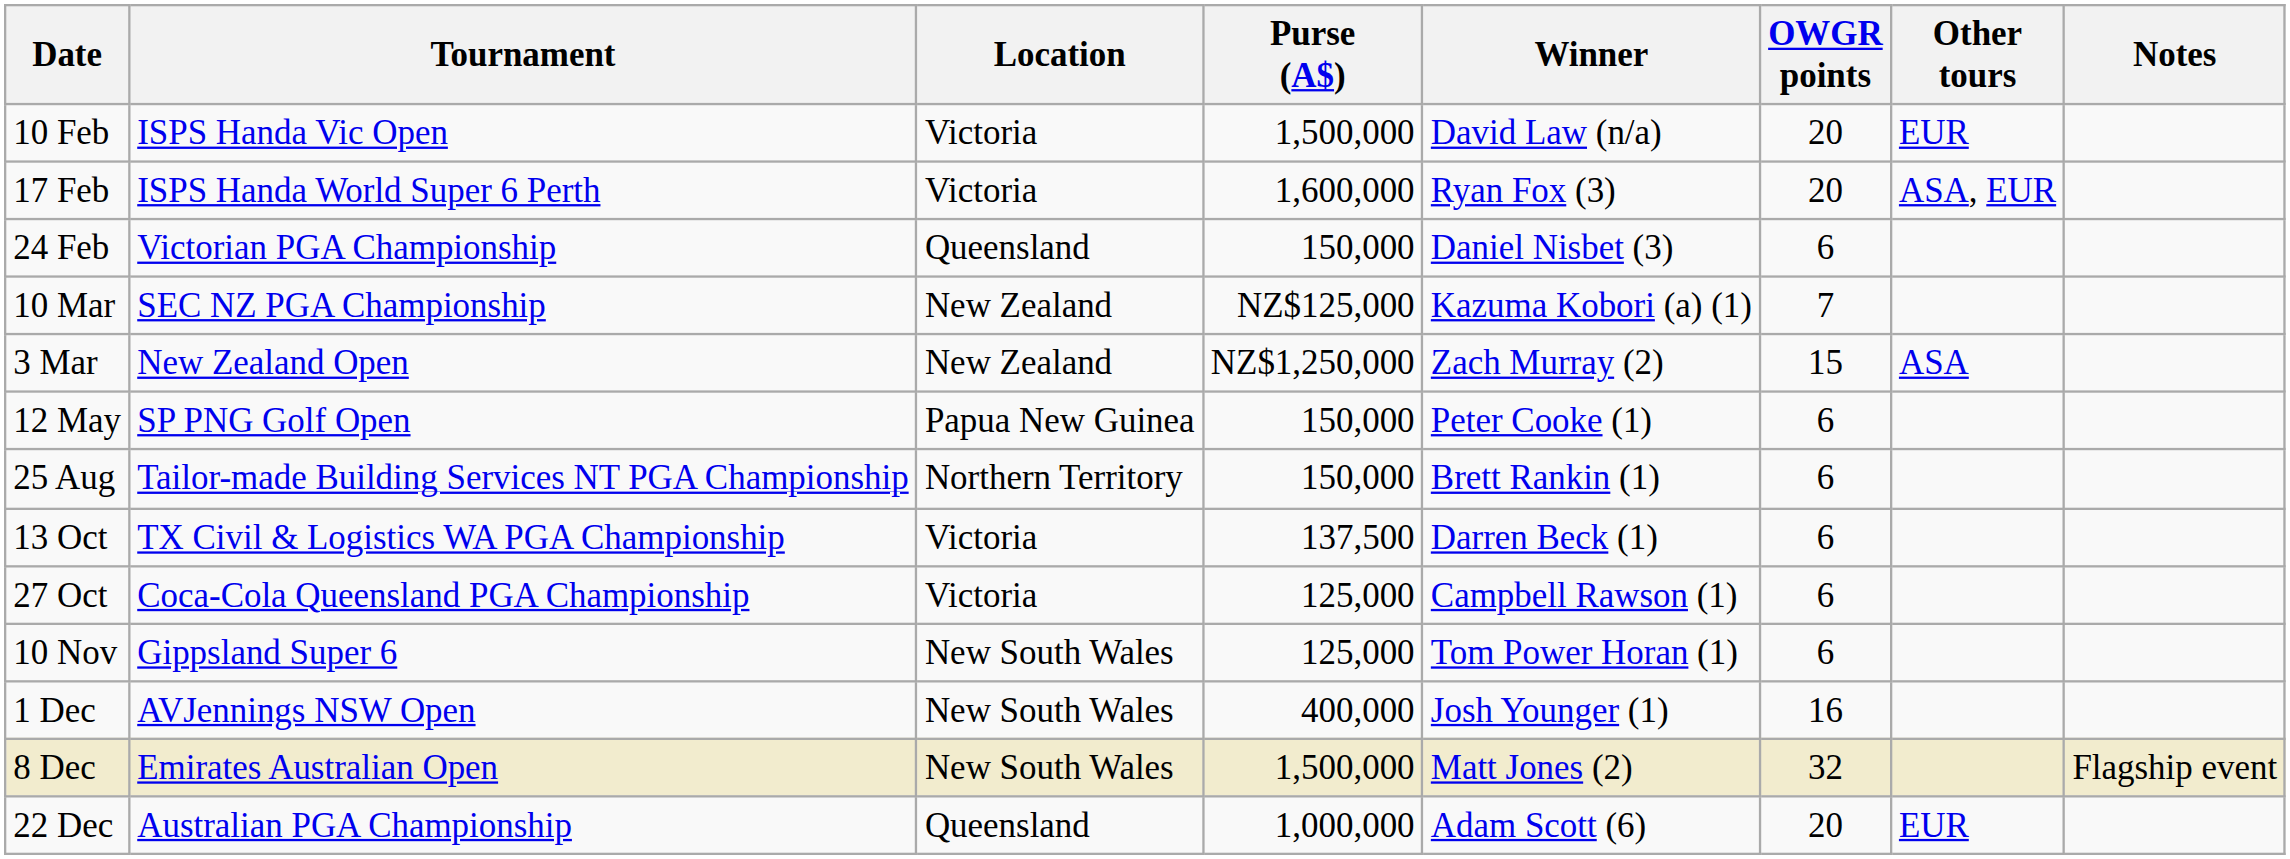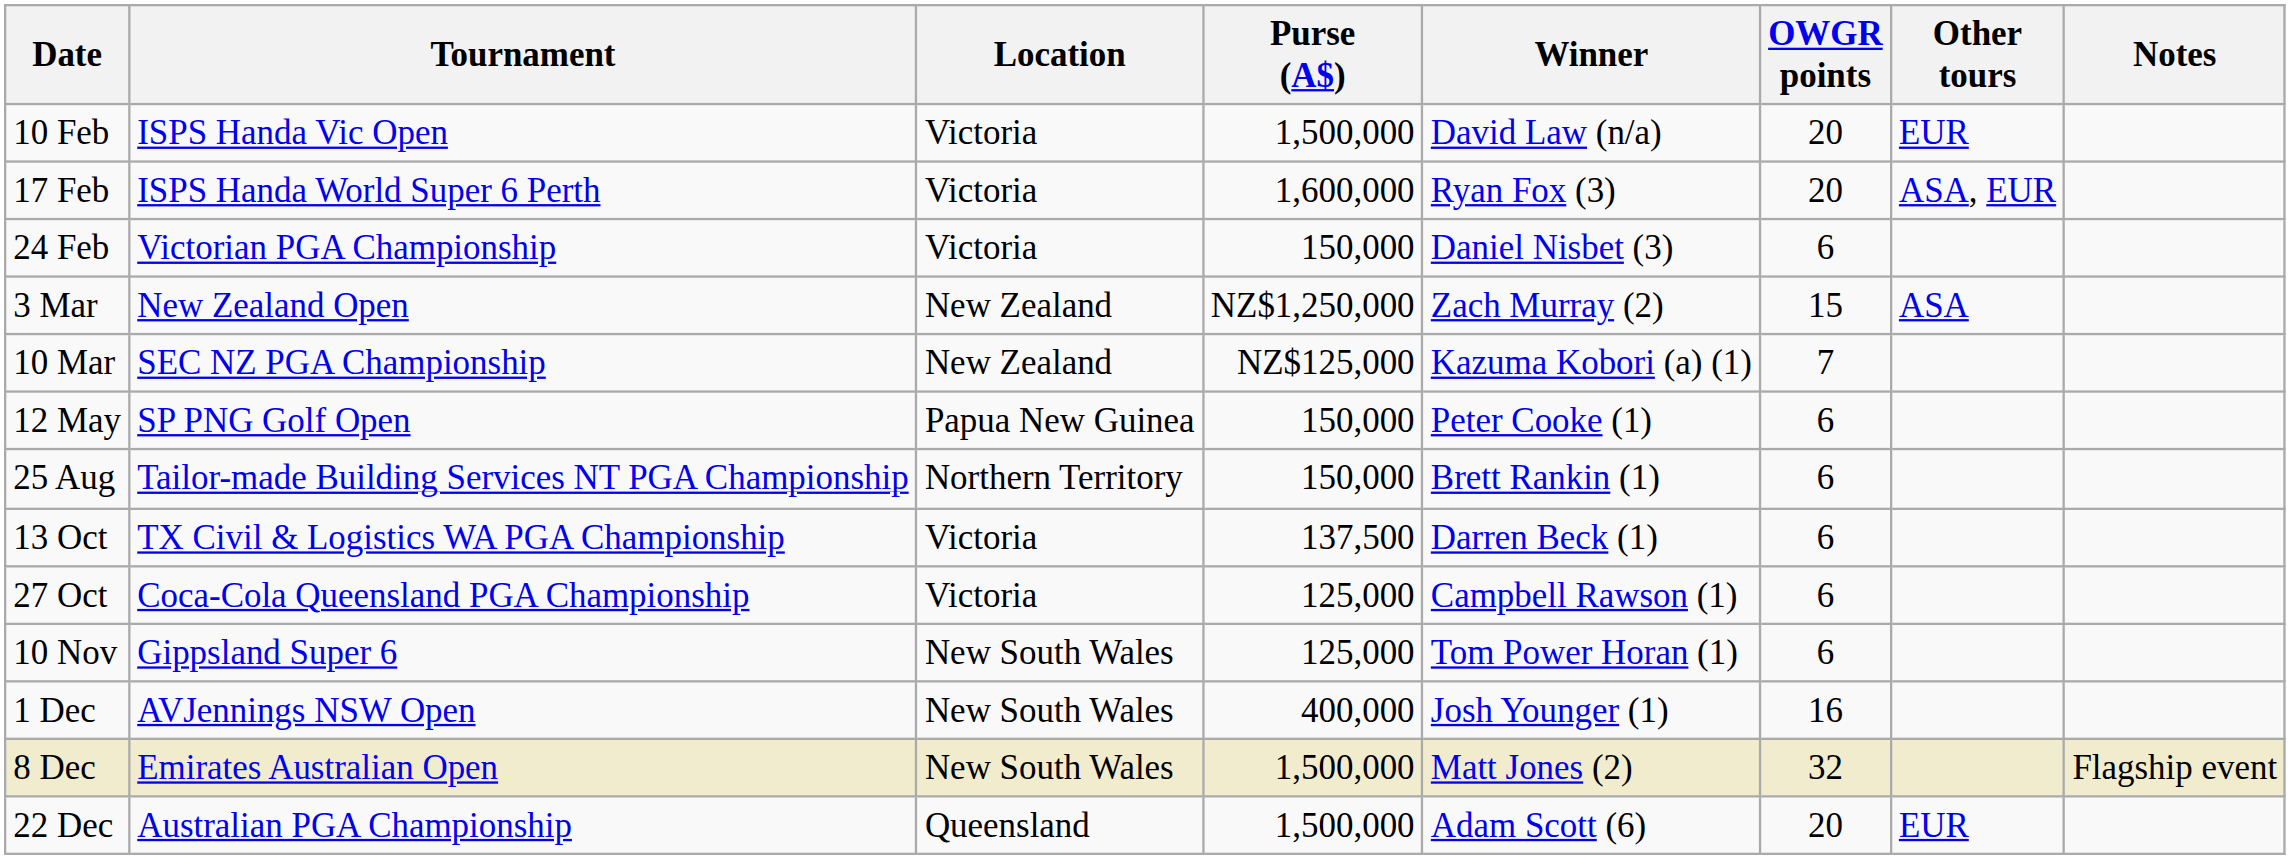(1007, 247) Queensland -> (981, 247) Victoria
rows swapped: (55, 363) <-> (64, 305)
(1345, 824) 1,000,000 -> (1345, 824) 1,500,000
